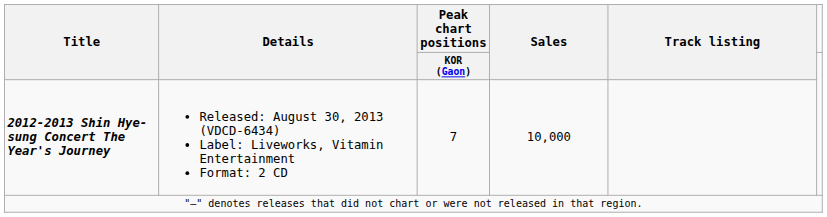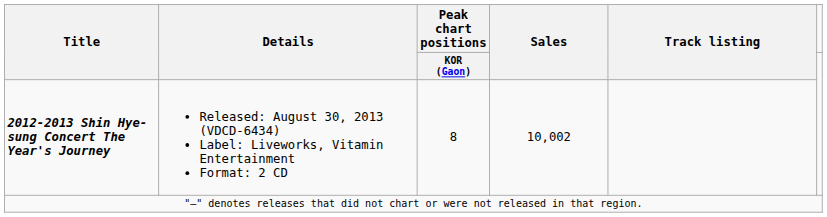(453, 137) 7 -> (453, 137) 8
(549, 137) 10,000 -> (549, 137) 10,002
